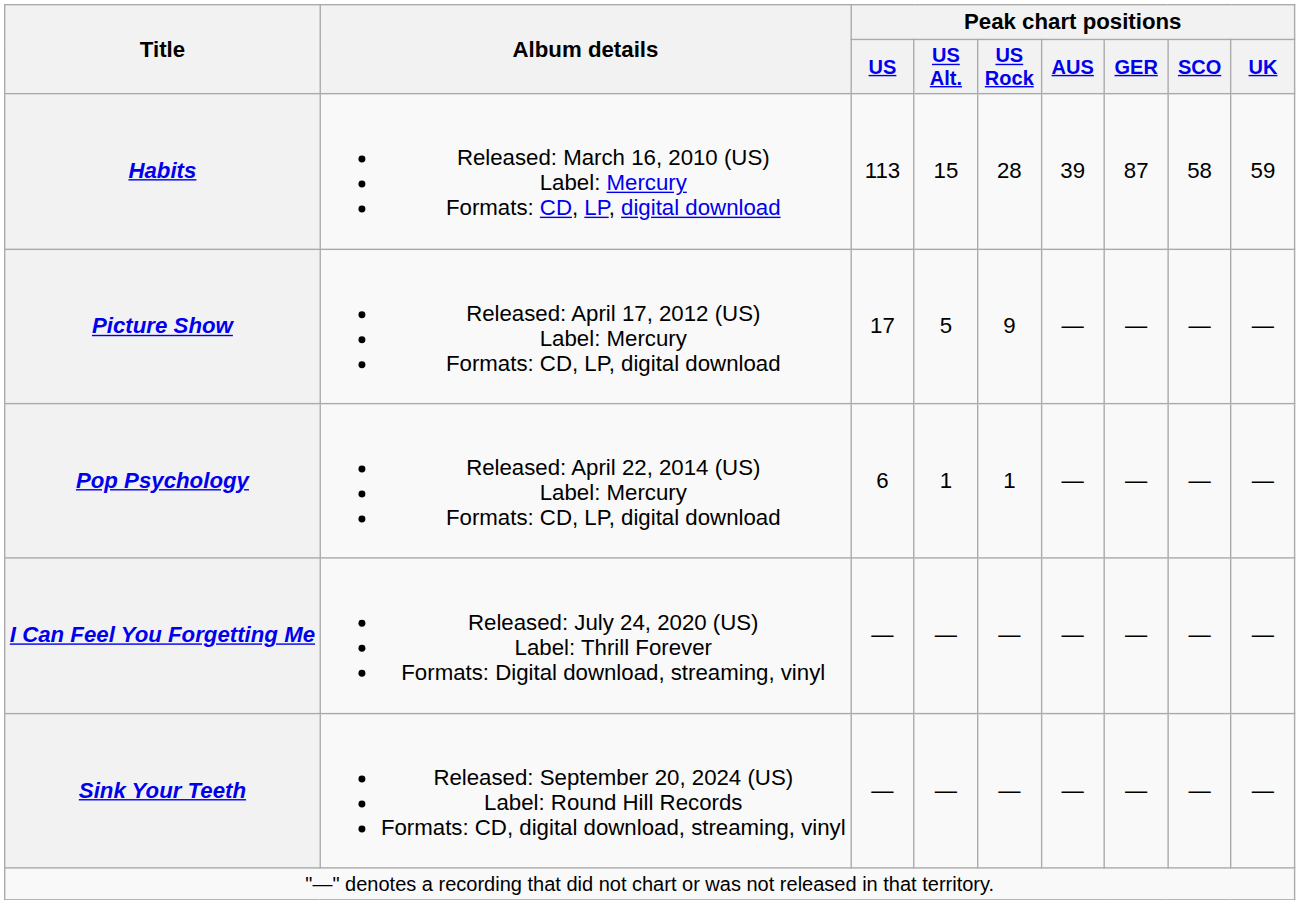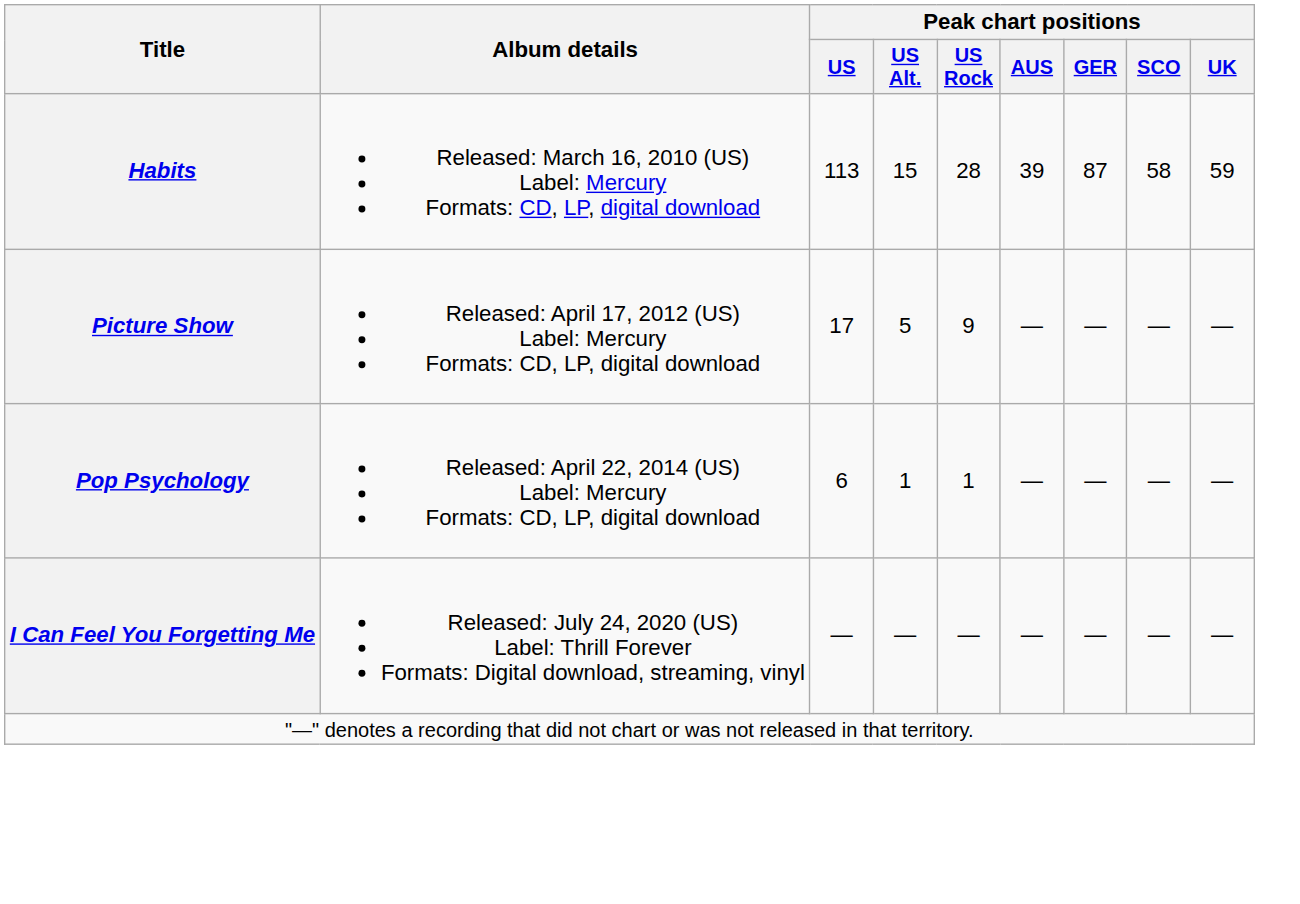- row: (162, 790)
